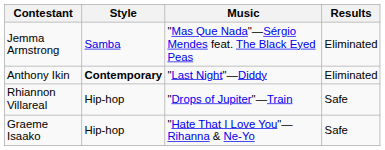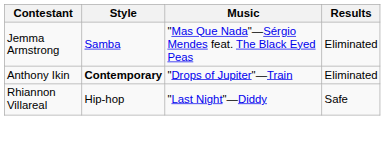(217, 75) "Last Night"—Diddy -> (230, 75) "Drops of Jupiter"—Train
(230, 99) "Drops of Jupiter"—Train -> (217, 99) "Last Night"—Diddy
- row: (27, 130)
